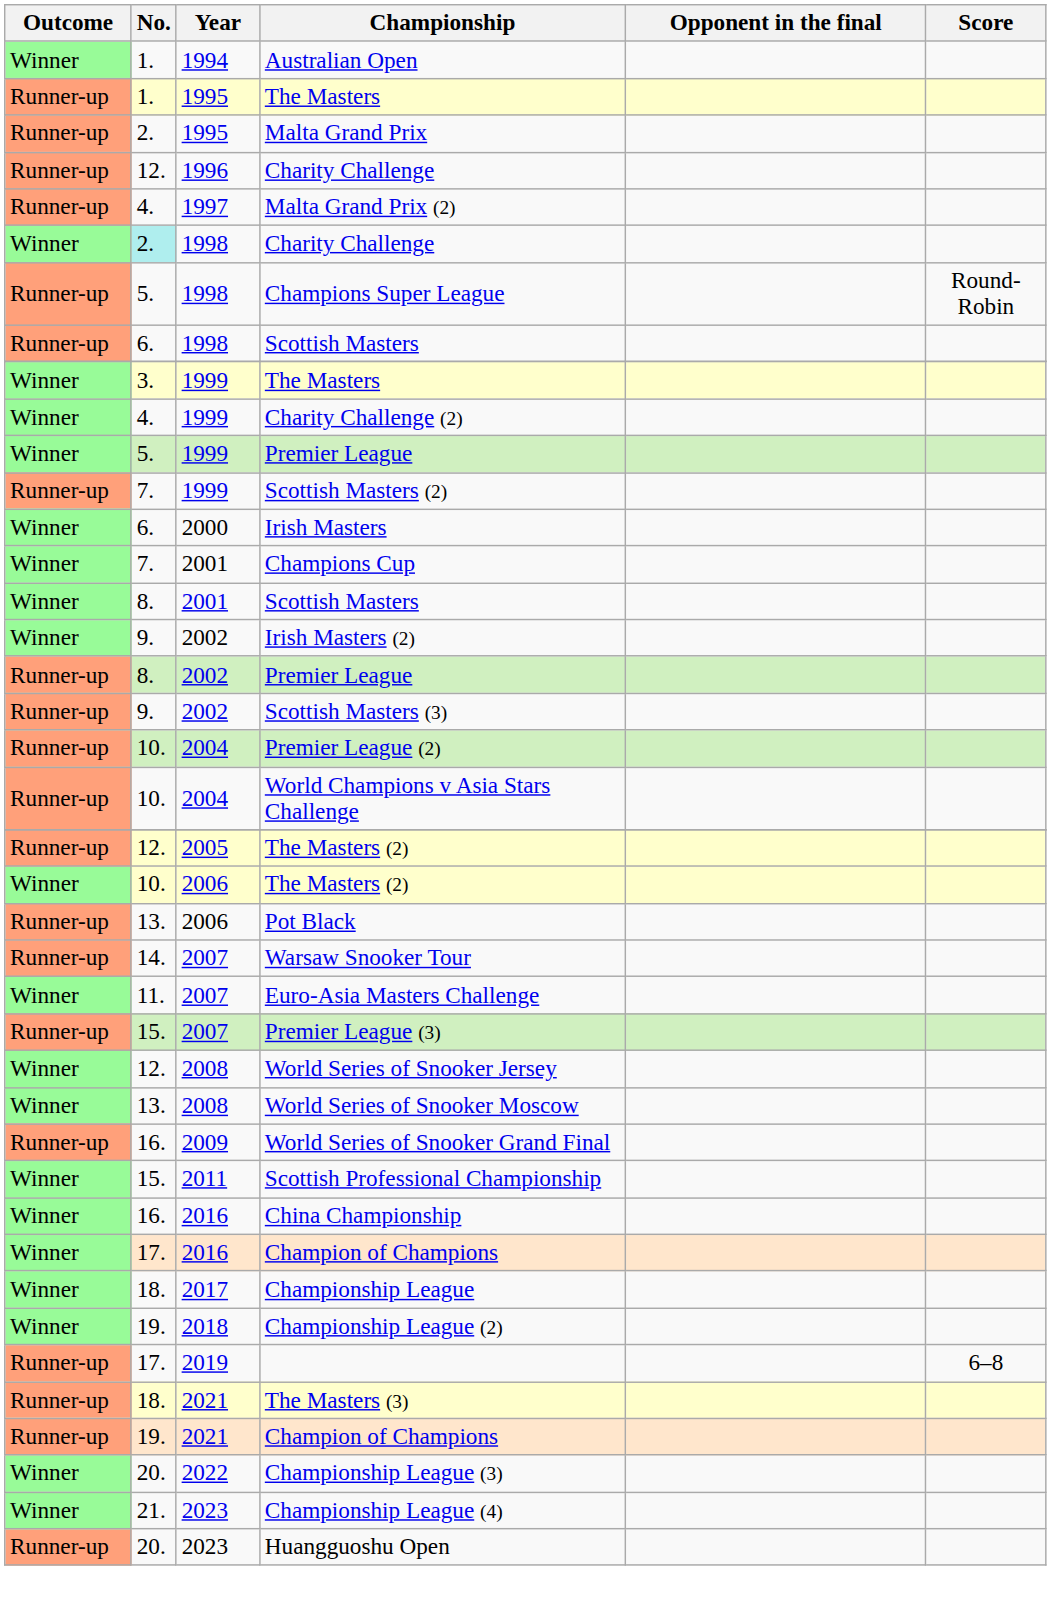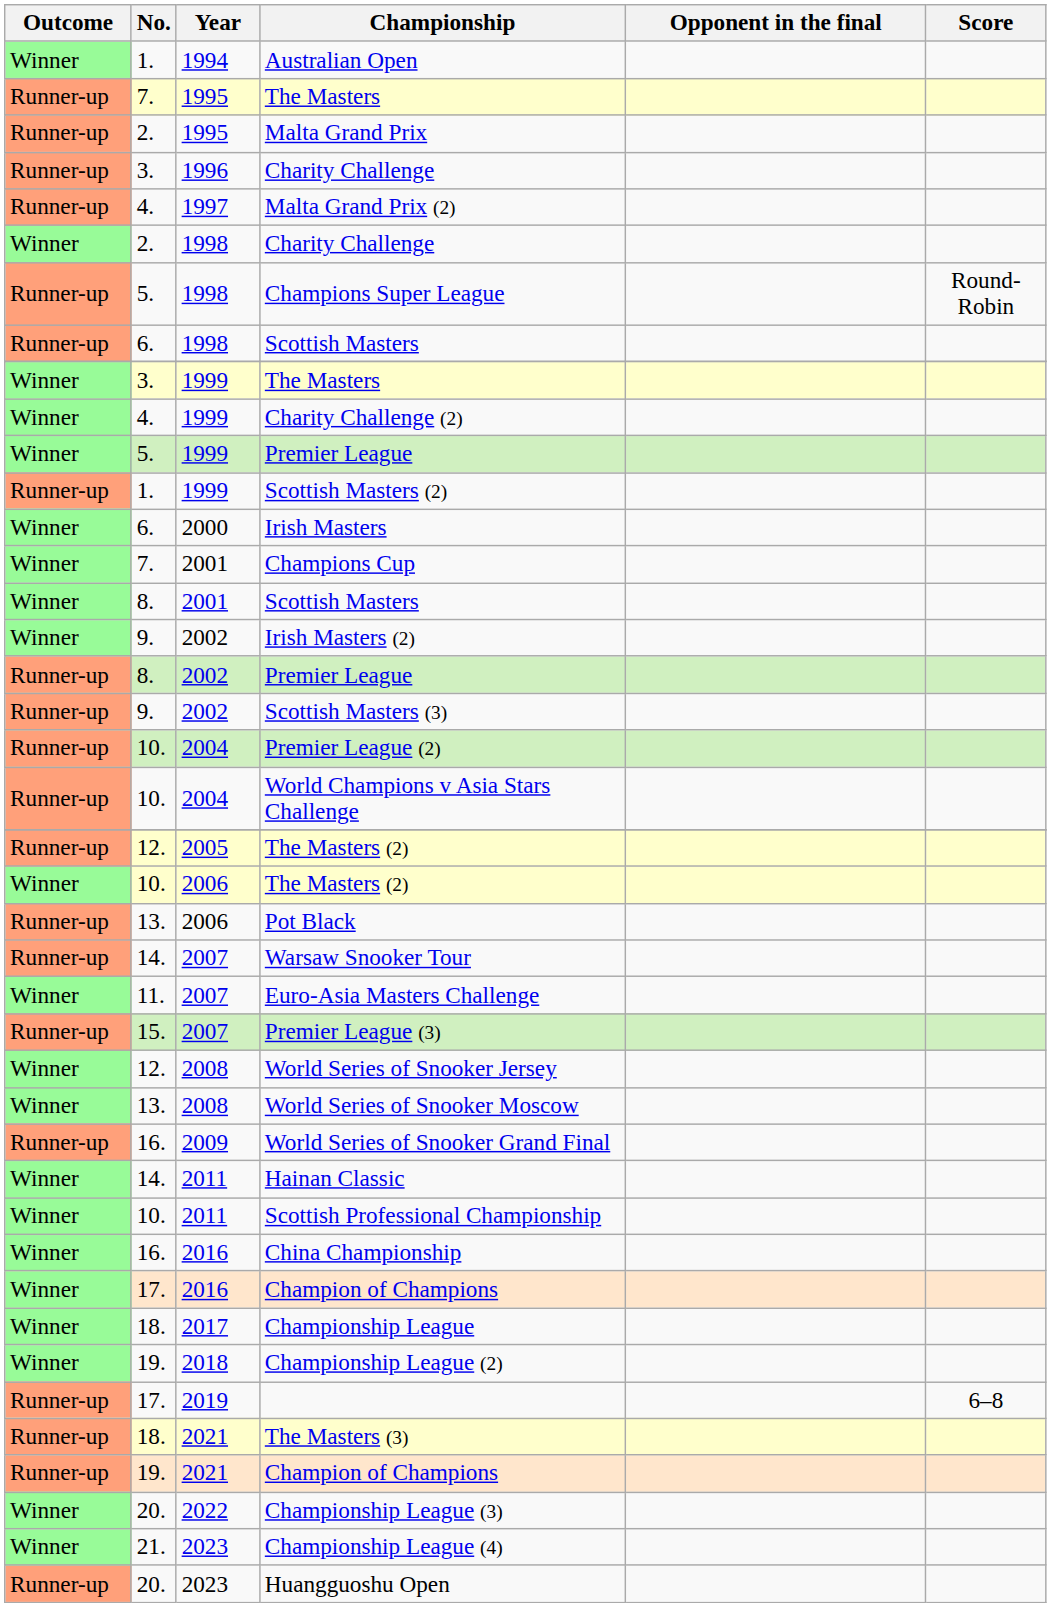(145, 96) 1. -> (145, 96) 7.
(151, 170) 12. -> (145, 170) 3.
(145, 243) paleturquoise background -> (145, 243) no background
(145, 490) 7. -> (145, 490) 1.
+ row: (204, 1178)
(151, 1178) 15. -> (151, 1215) 10.
